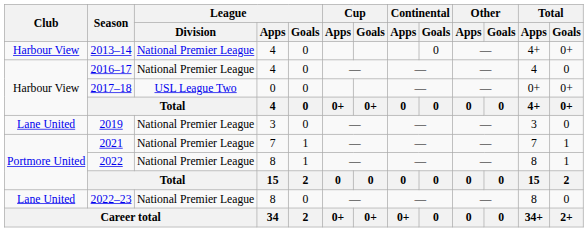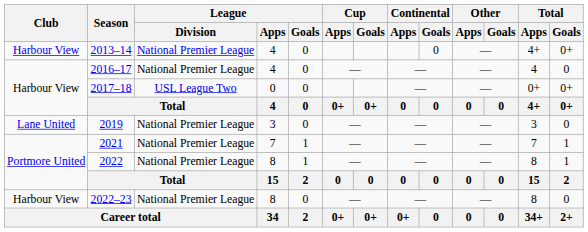(46, 198) Lane United -> (46, 198) Harbour View
